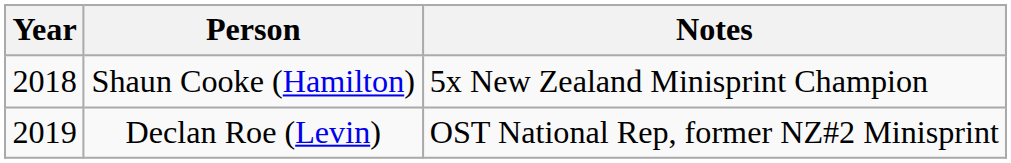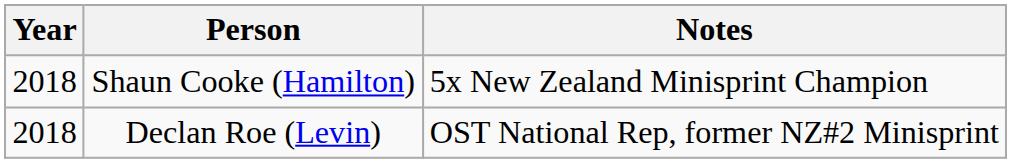(45, 132) 2019 -> (45, 132) 2018
